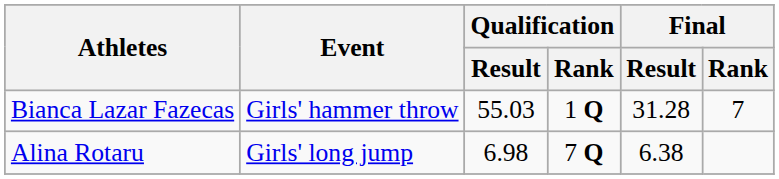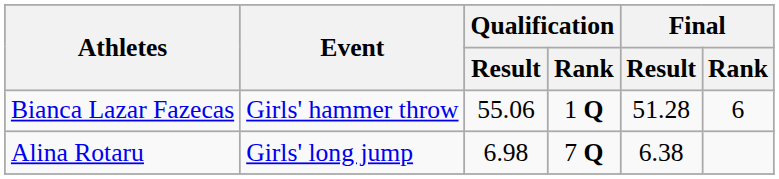(506, 110) 55.03 -> (506, 110) 55.06
(661, 110) 31.28 -> (661, 110) 51.28
(738, 110) 7 -> (738, 110) 6
